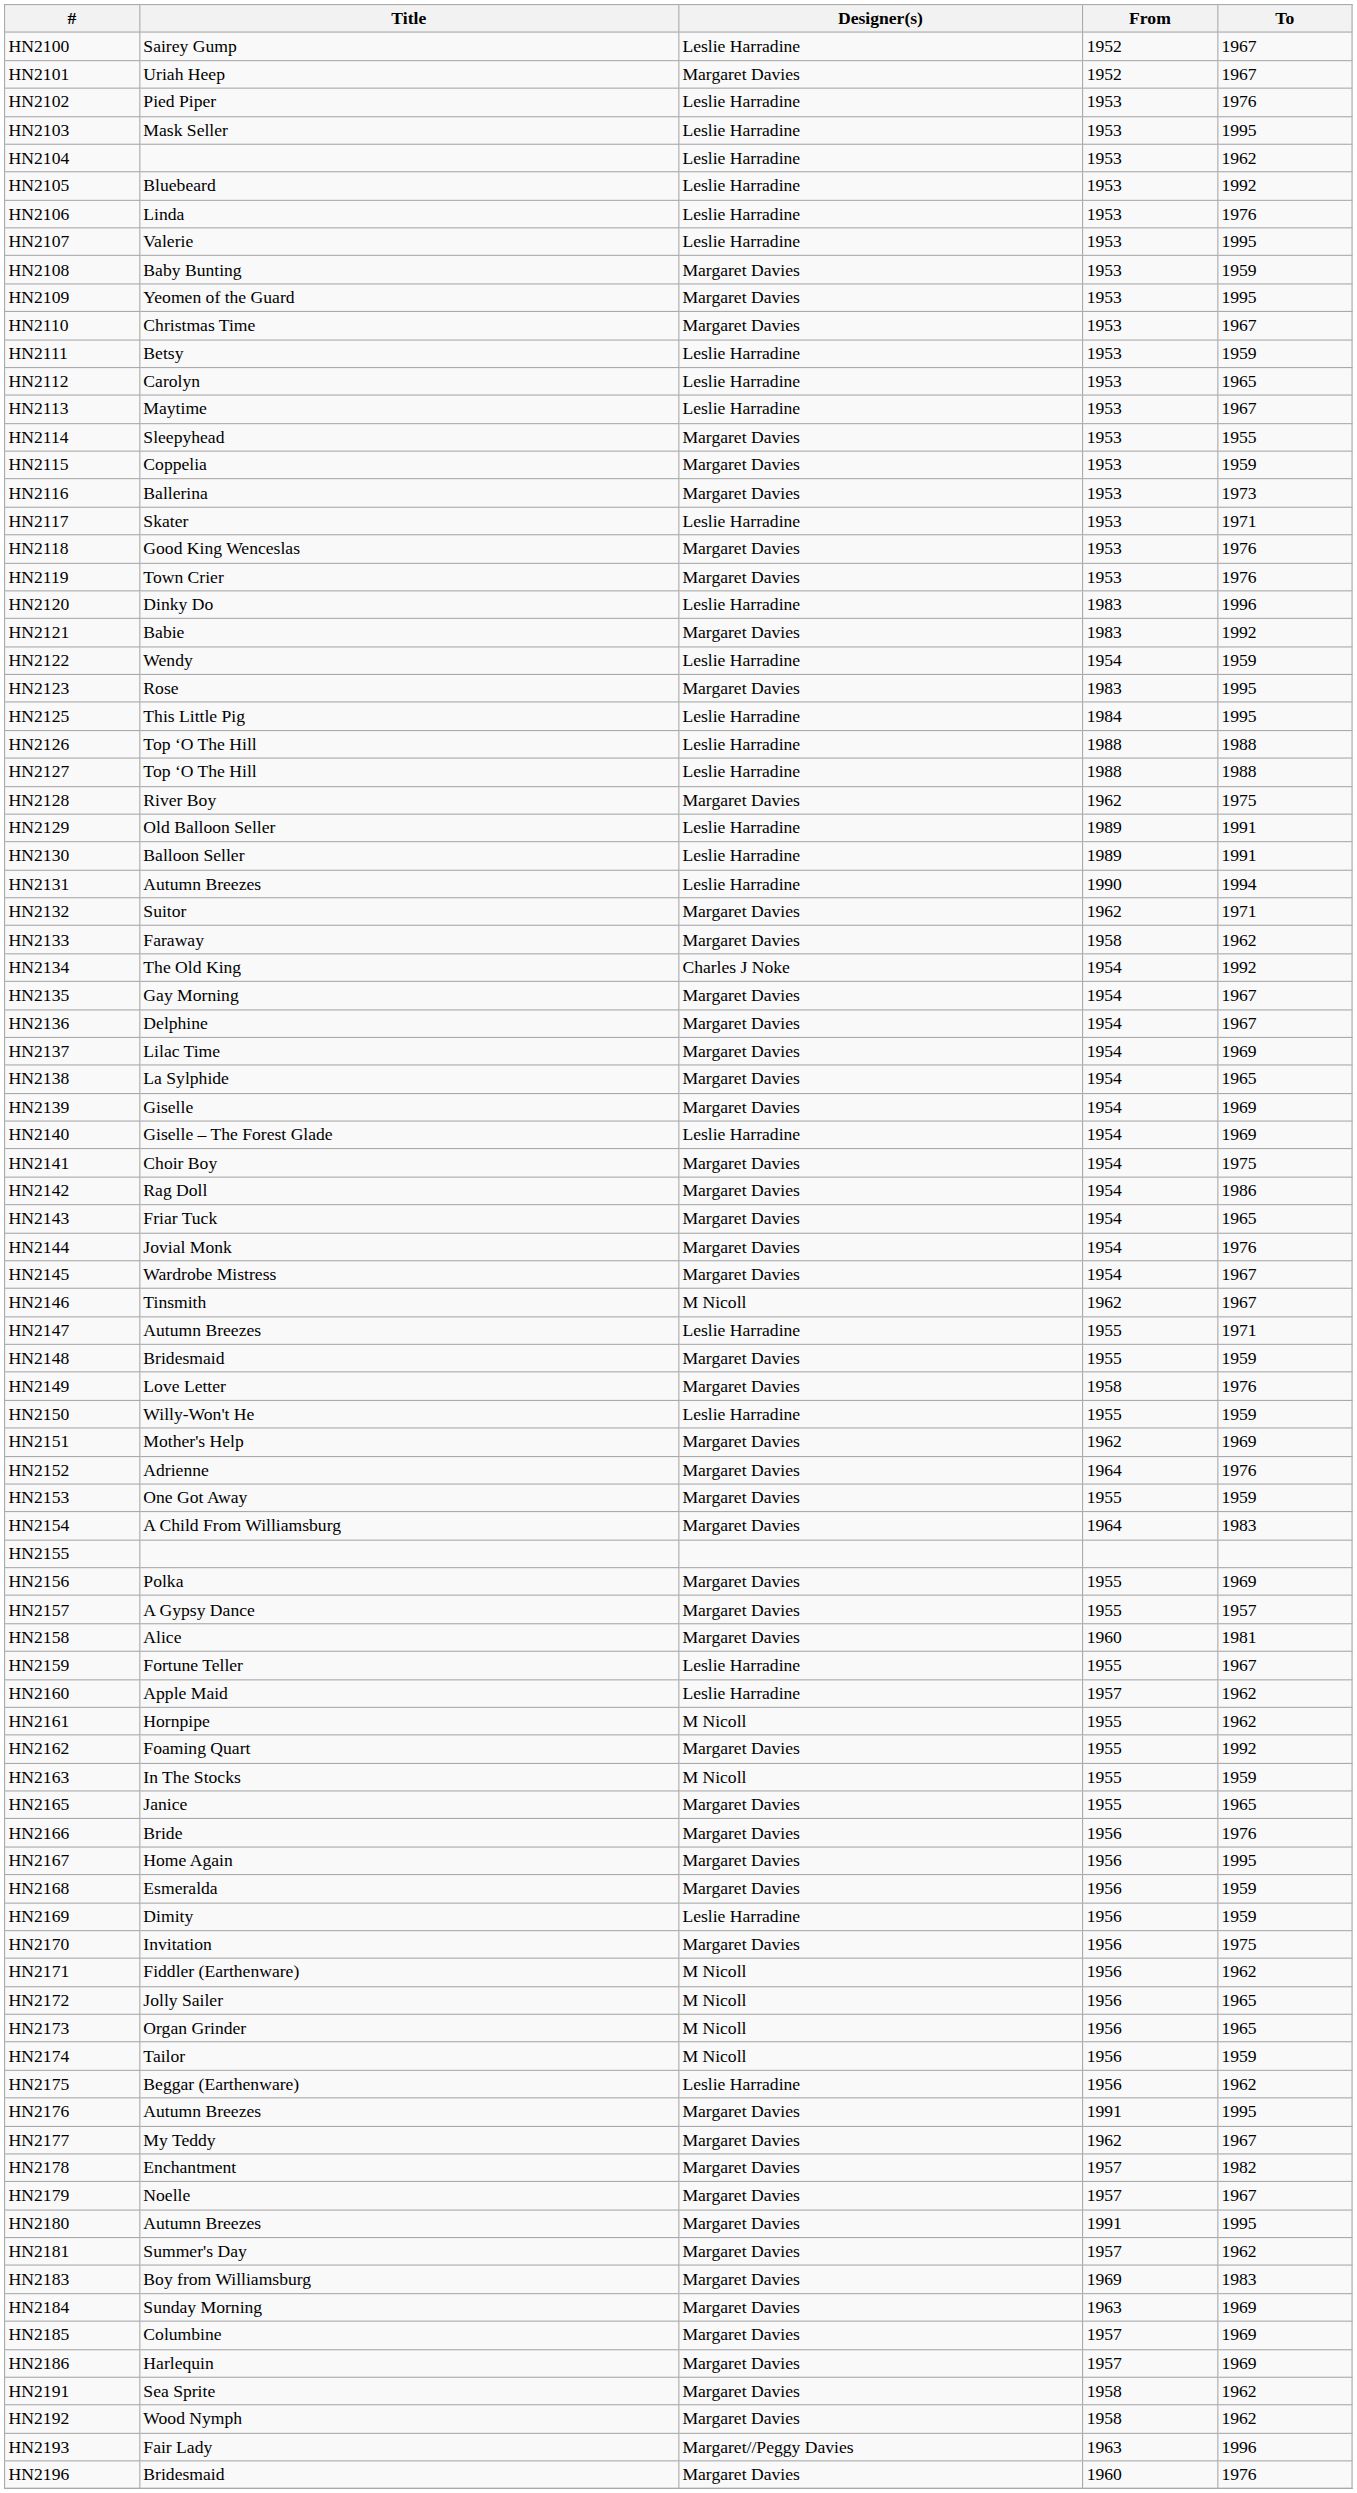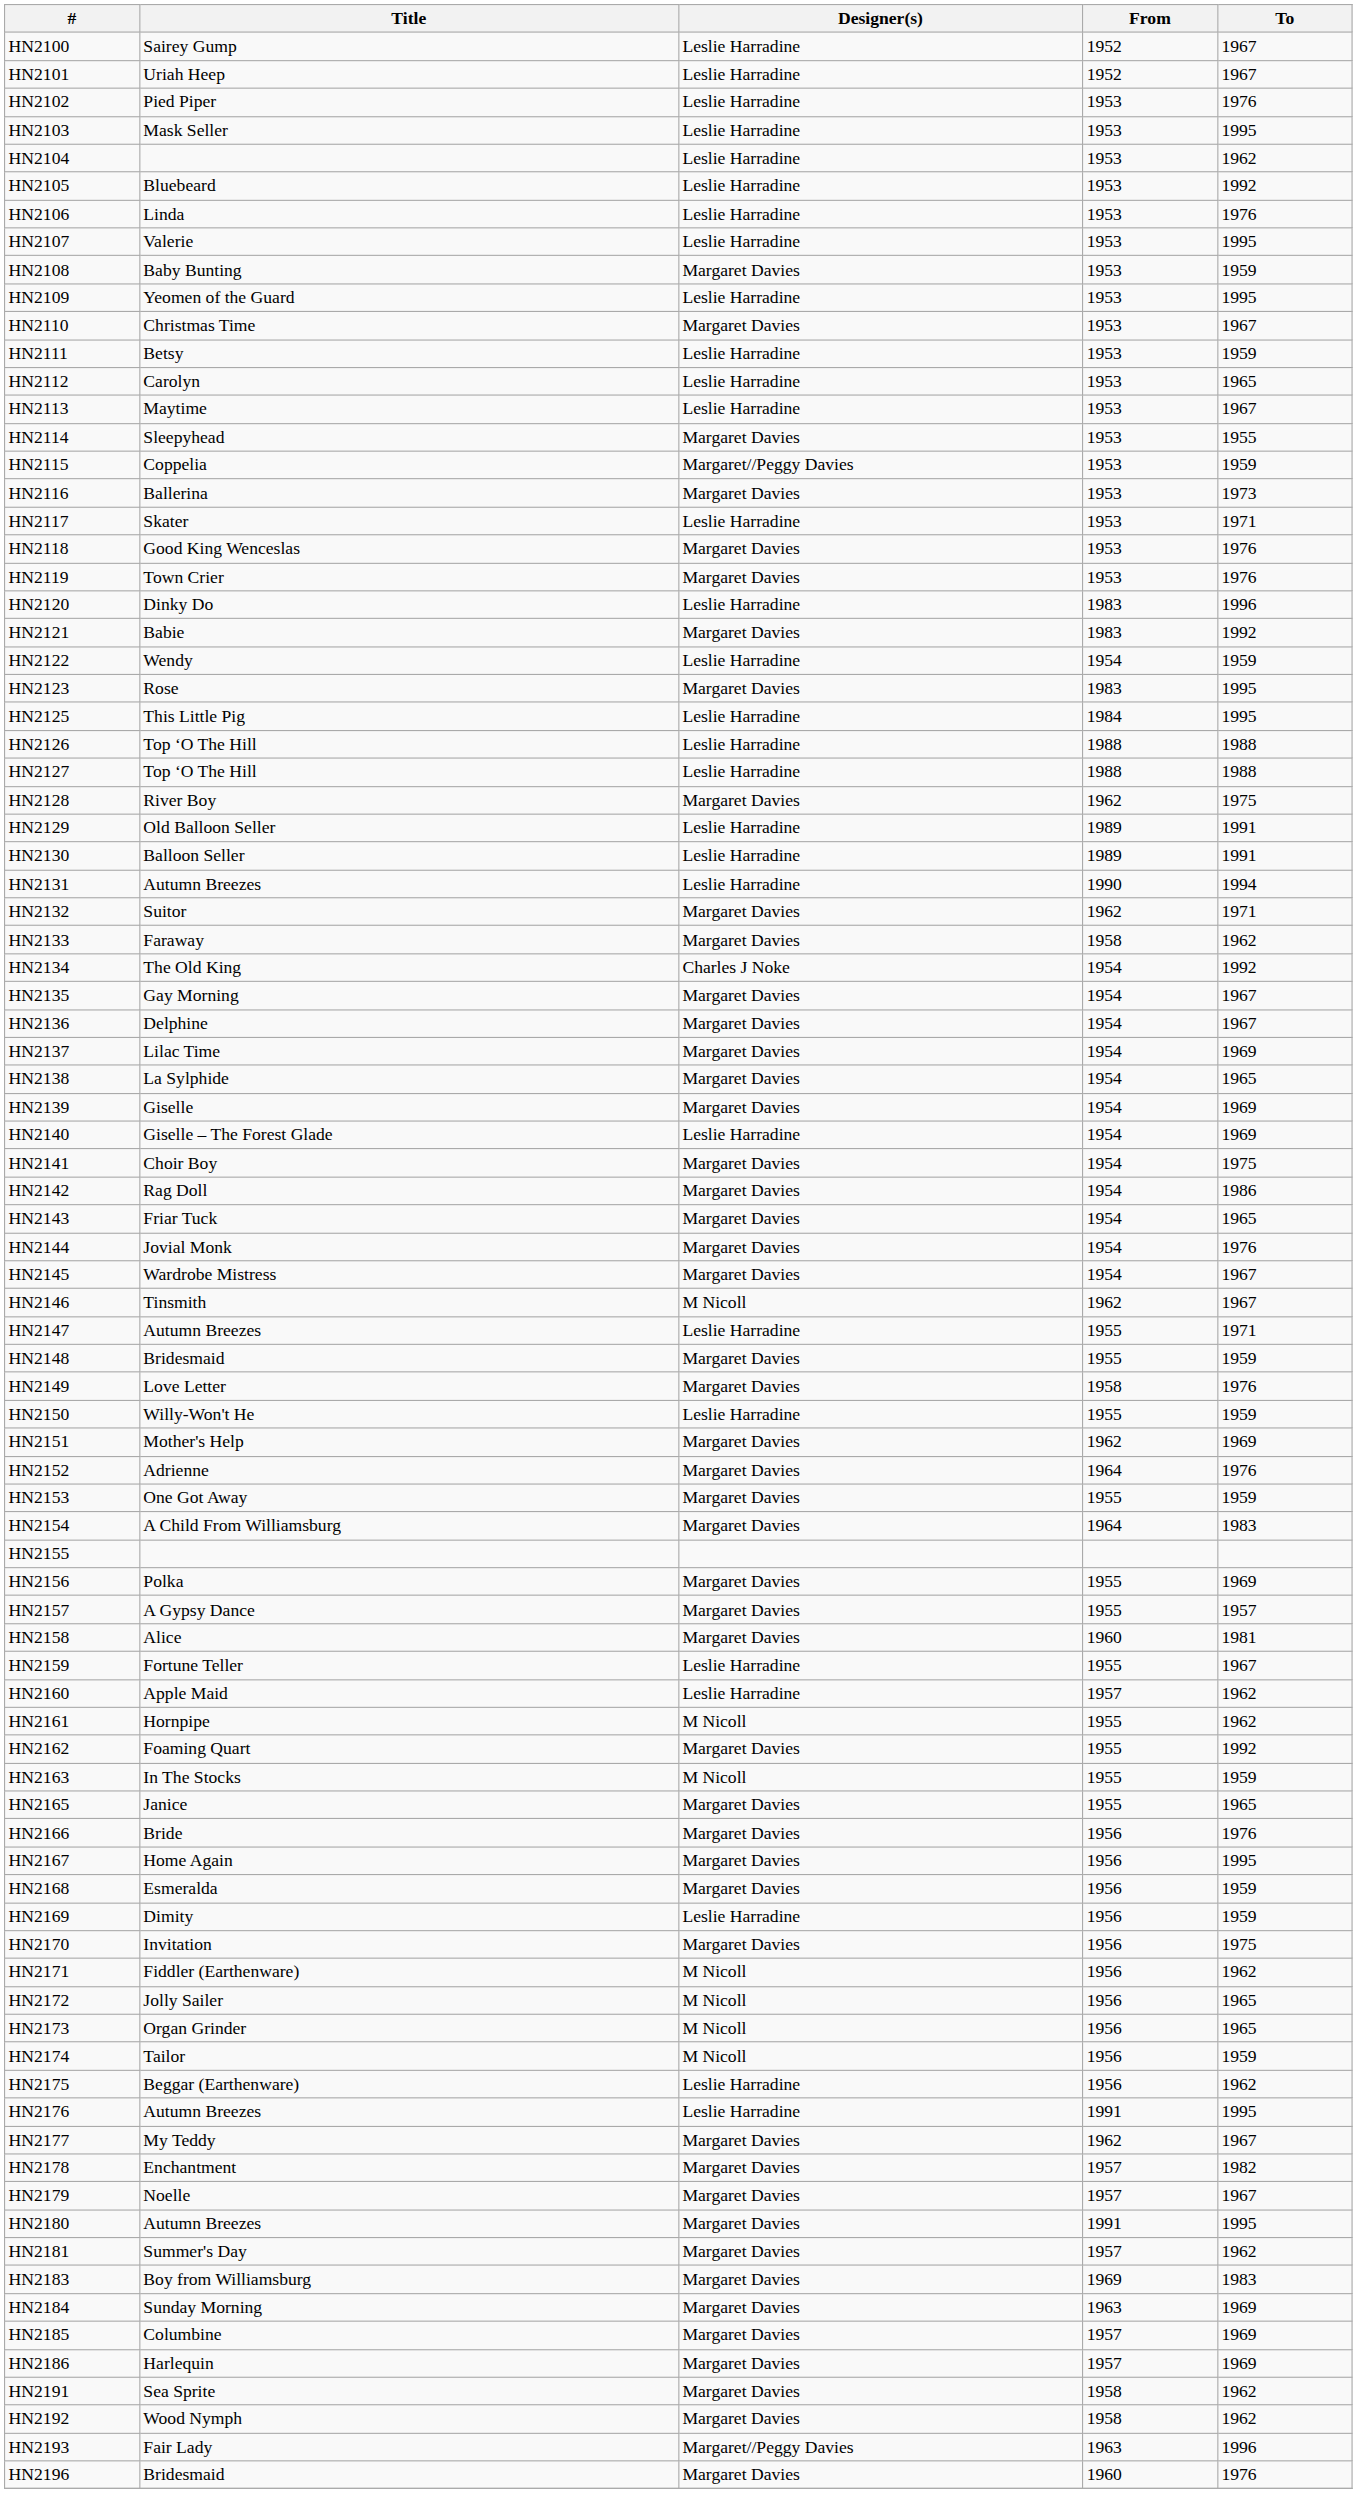(741, 74) Margaret Davies -> (741, 74) Leslie Harradine
(741, 297) Margaret Davies -> (741, 297) Leslie Harradine
(741, 465) Margaret Davies -> (768, 465) Margaret//Peggy Davies
(741, 2111) Margaret Davies -> (741, 2111) Leslie Harradine
